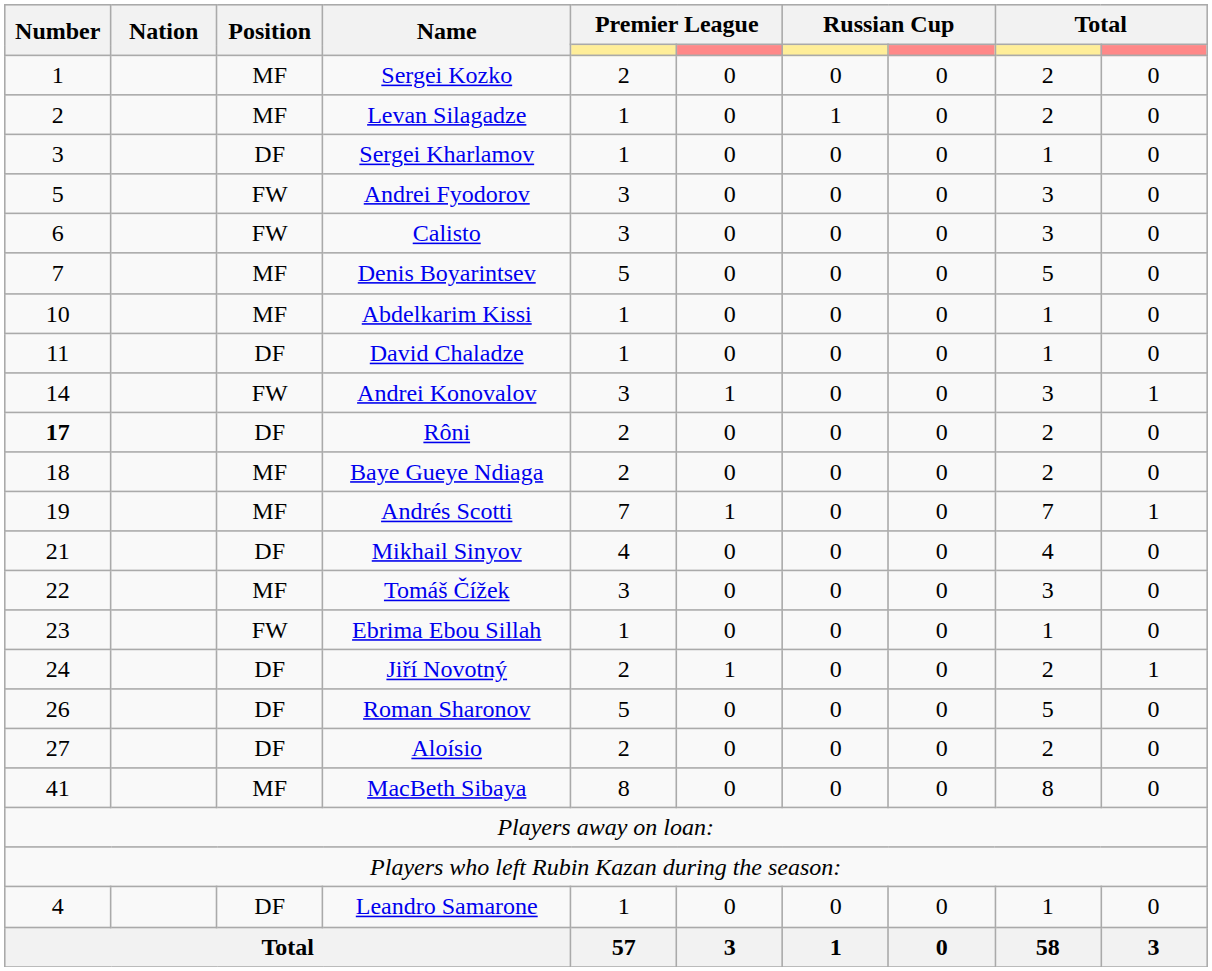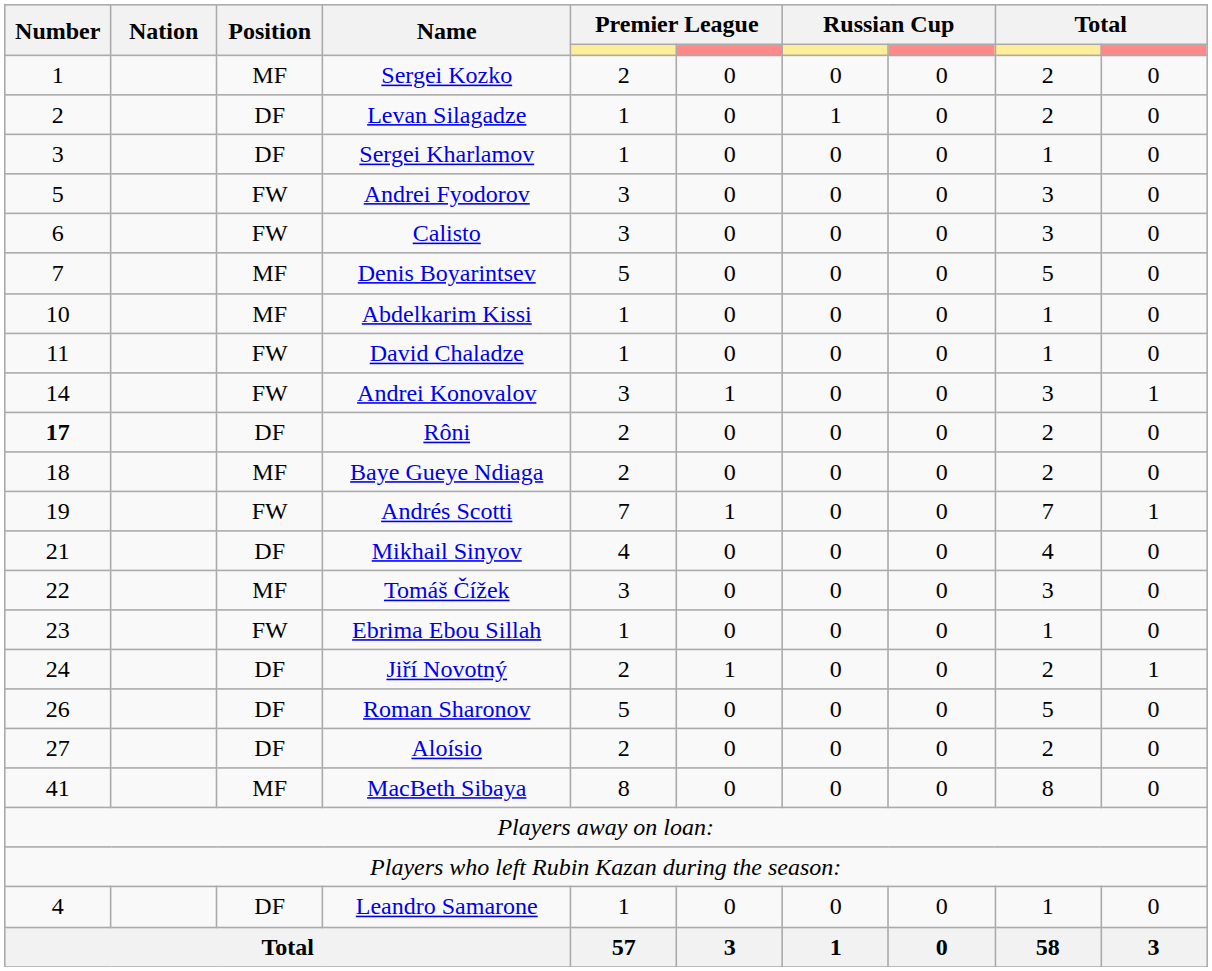(270, 114) MF -> (270, 114) DF
(270, 352) DF -> (270, 352) FW
(270, 510) MF -> (270, 510) FW
